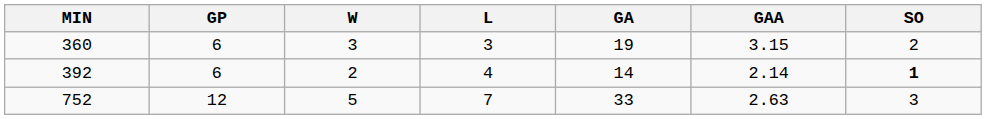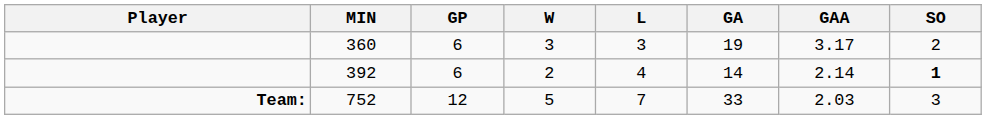+ column: (158, 18)
(769, 46) 3.15 -> (834, 46) 3.17
(769, 100) 2.63 -> (834, 100) 2.03
